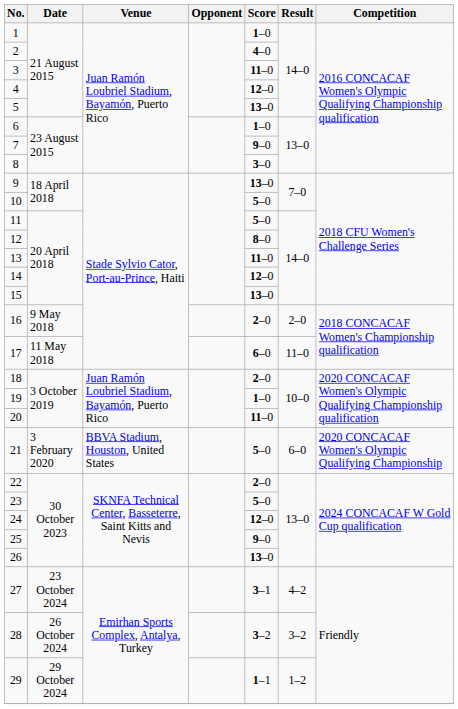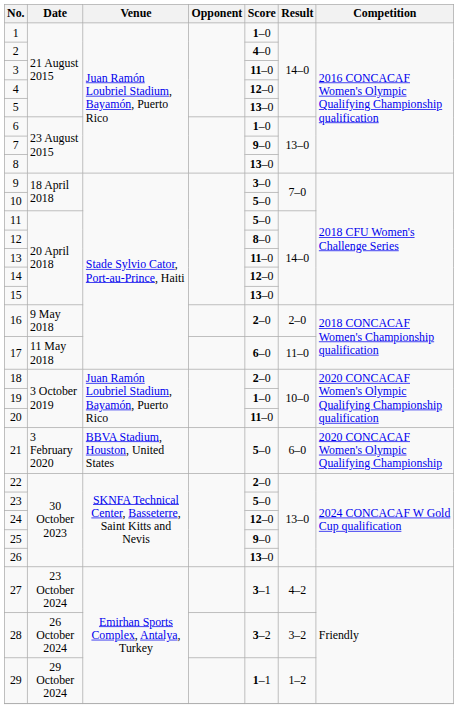(262, 164) 3–0 -> (262, 164) 13–0
(262, 182) 13–0 -> (262, 182) 3–0
